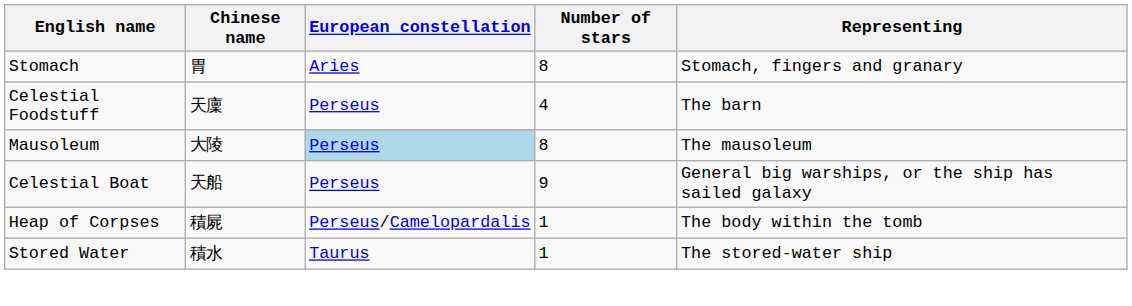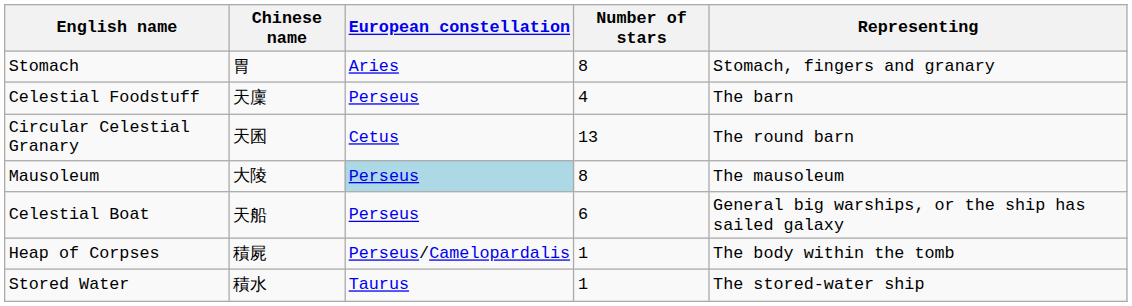+ row: (99, 137)
(544, 184) 9 -> (583, 215) 6
